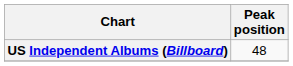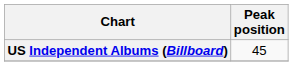(259, 50) 48 -> (259, 50) 45
